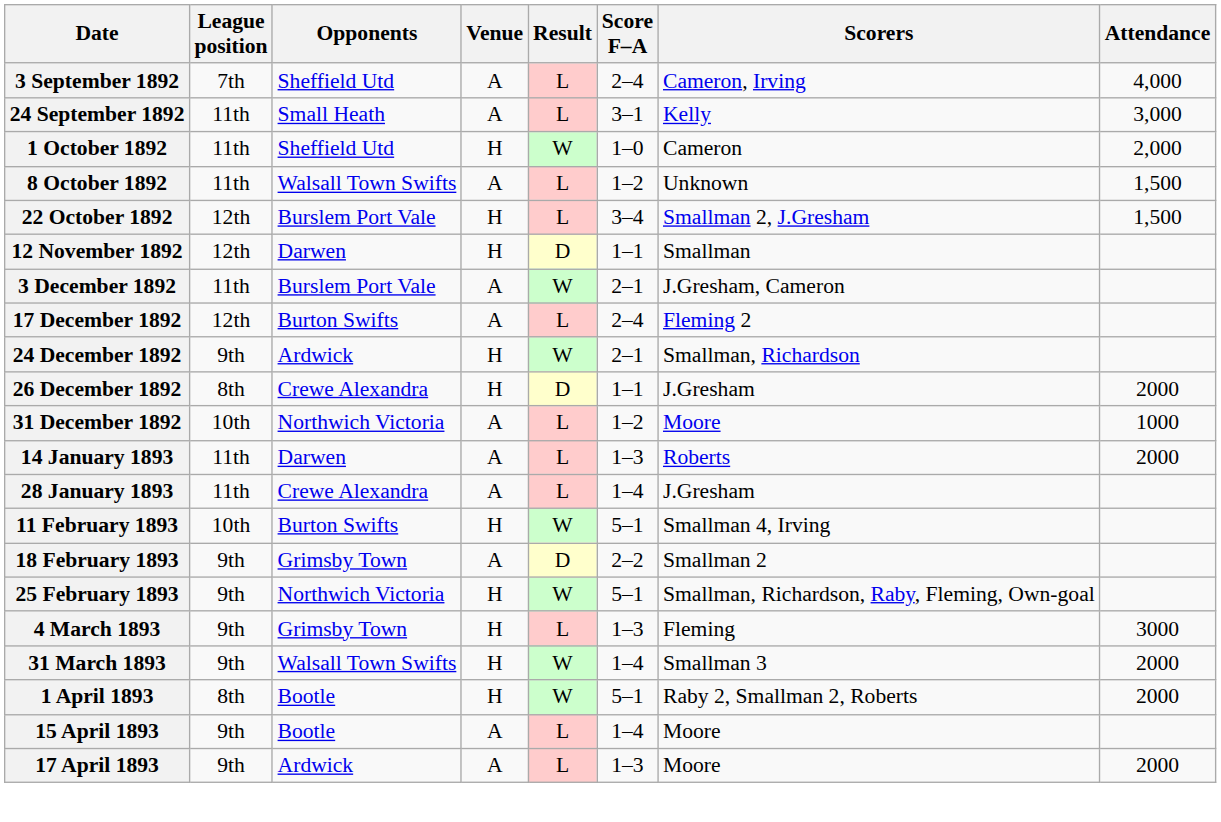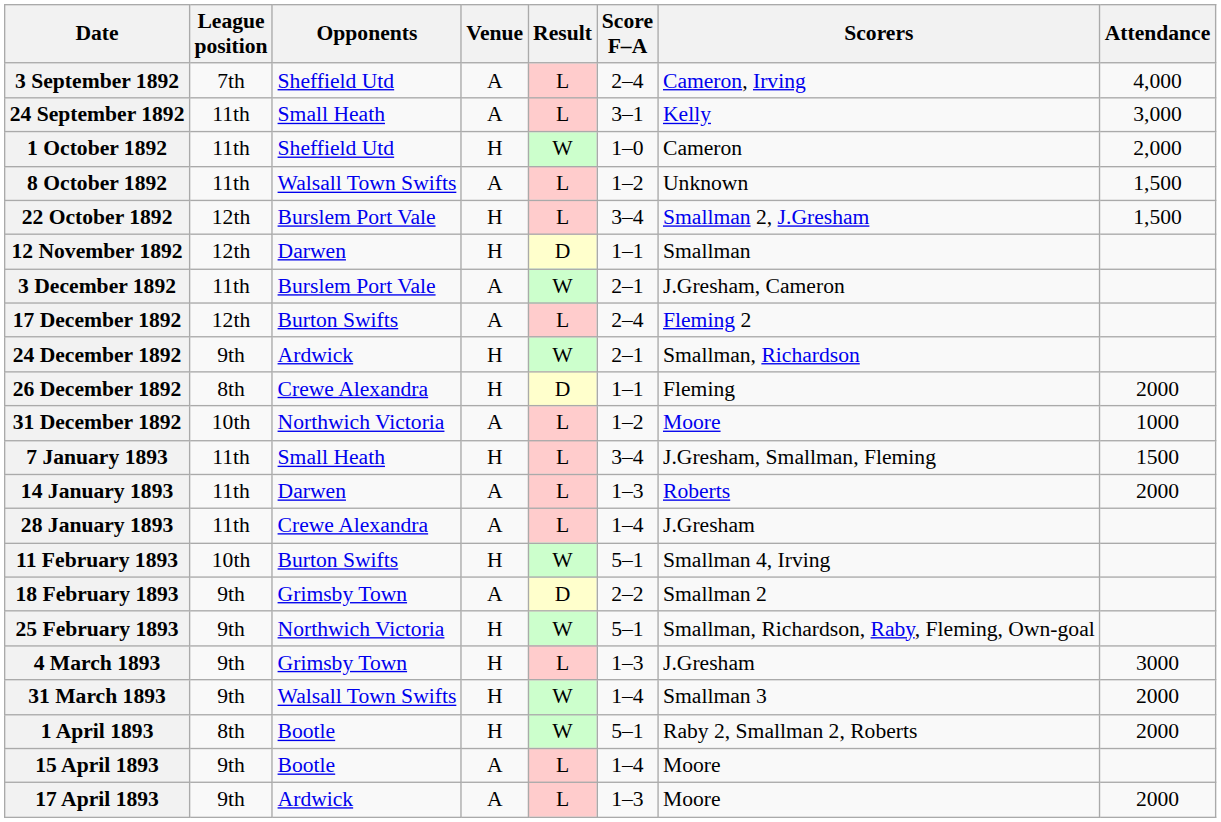(709, 388) J.Gresham -> (699, 388) Fleming
+ row: (97, 457)
(699, 628) Fleming -> (709, 662) J.Gresham
